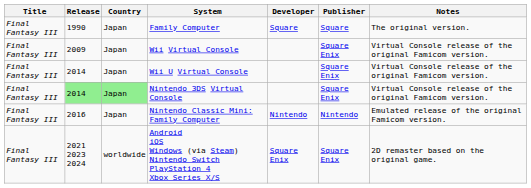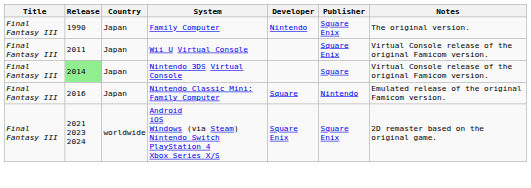(284, 28) Square -> (289, 28) Nintendo
(335, 28) Square -> (335, 28) Square Enix
- row: (194, 50)
(76, 71) 2014 -> (76, 50) 2011
(115, 93) lightgreen background -> (115, 71) no background
(335, 93) Square Enix -> (335, 71) Square
(289, 115) Nintendo -> (284, 93) Square
